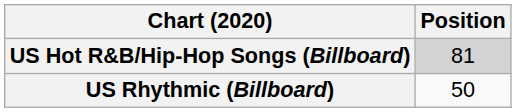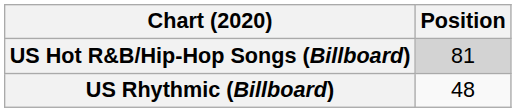(463, 90) 50 -> (463, 90) 48
